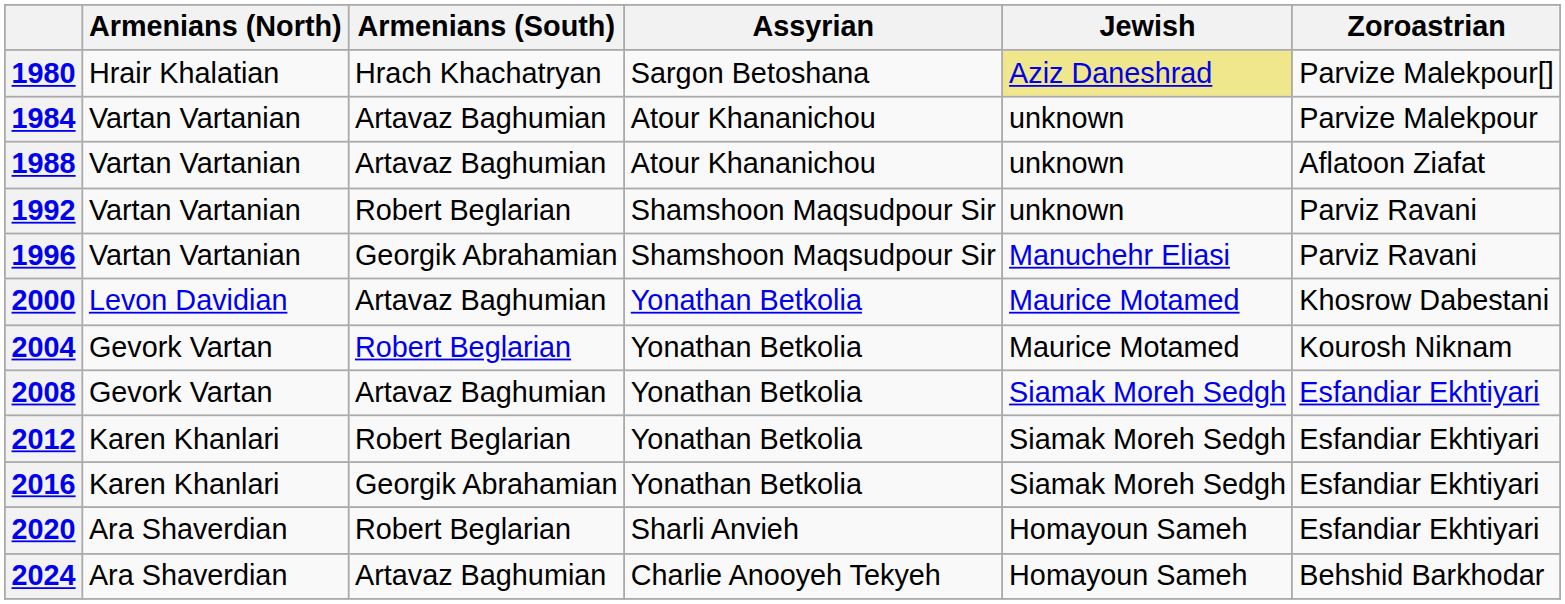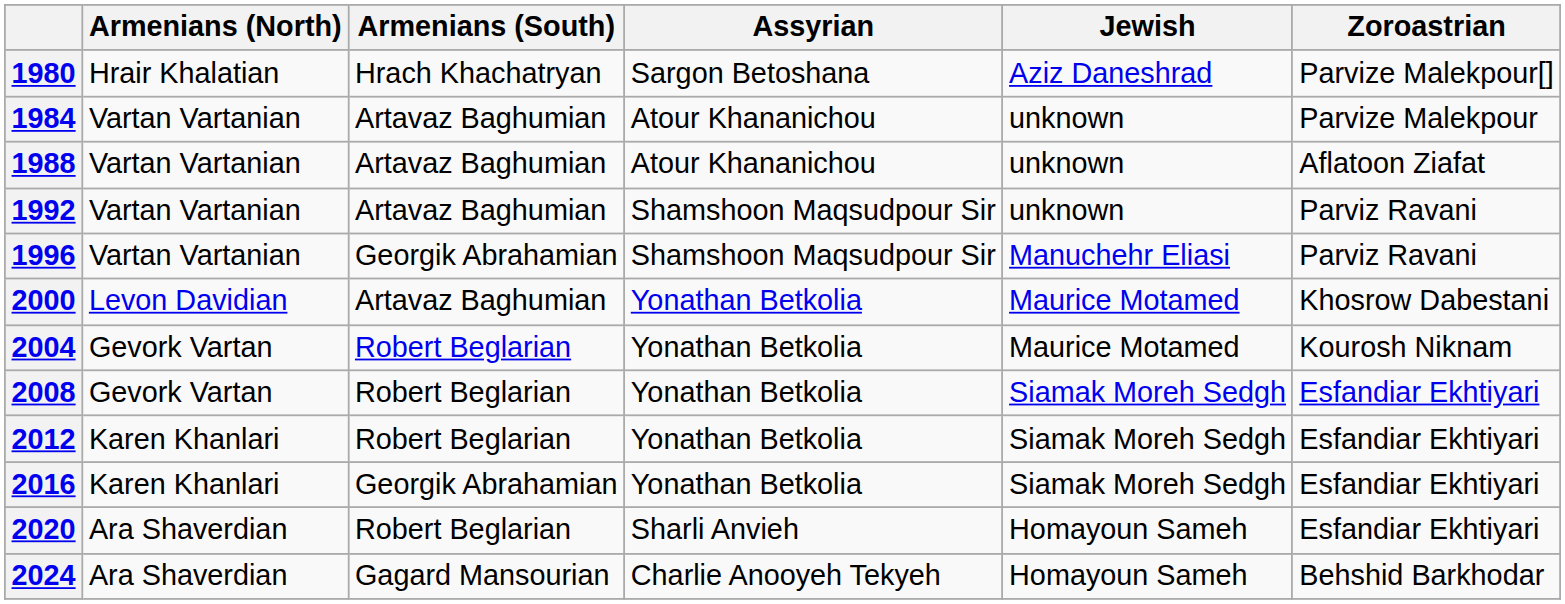(1111, 73) khaki background -> (1111, 73) no background
(463, 210) Robert Beglarian -> (481, 210) Artavaz Baghumian
(481, 392) Artavaz Baghumian -> (463, 392) Robert Beglarian
(481, 575) Artavaz Baghumian -> (482, 575) Gagard Mansourian
